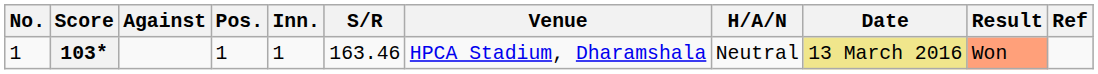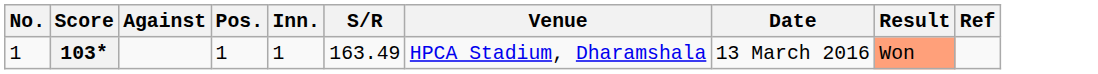- column: (757, 21)
(365, 53) 163.46 -> (365, 53) 163.49
(885, 53) khaki background -> (793, 53) no background
